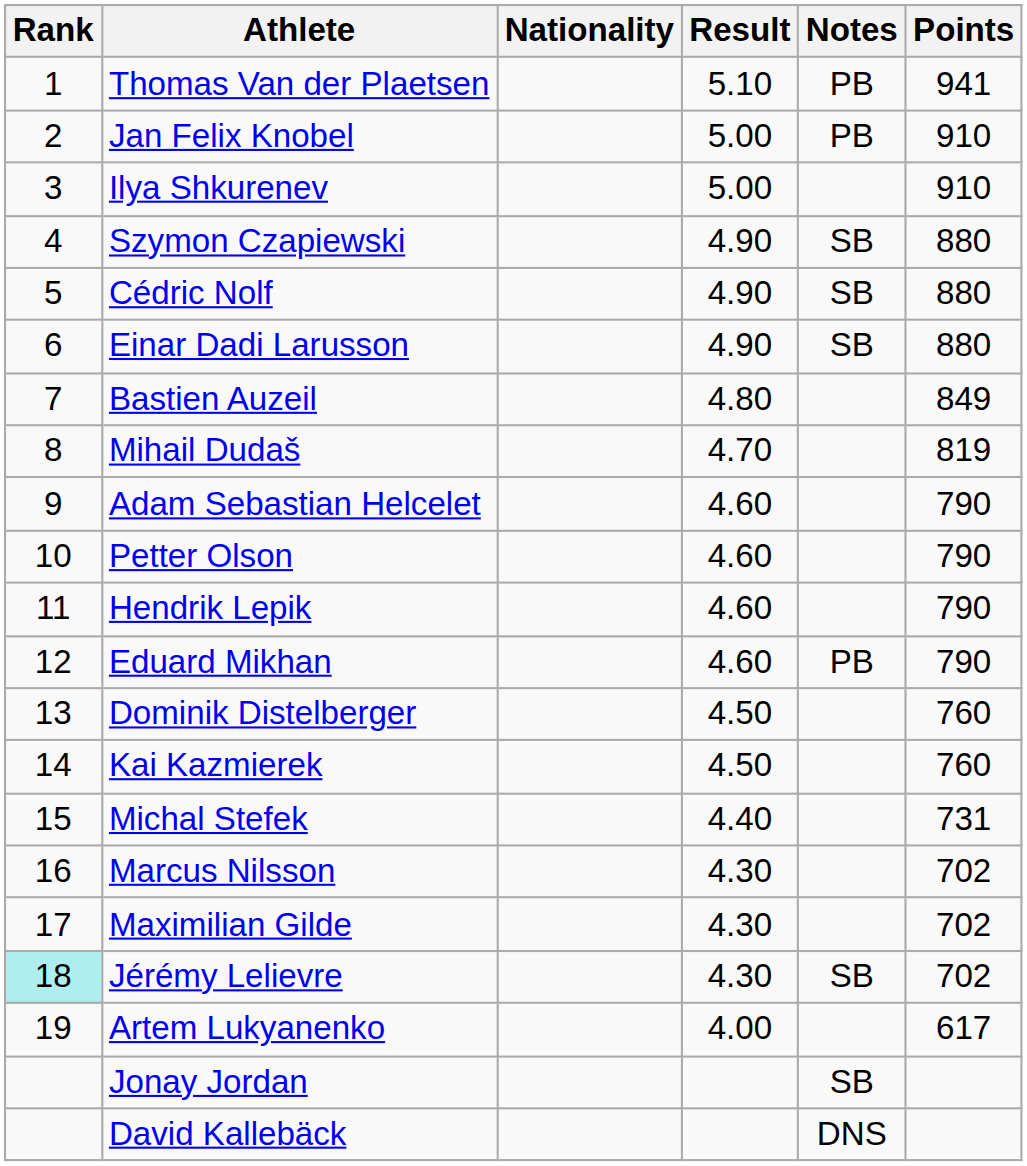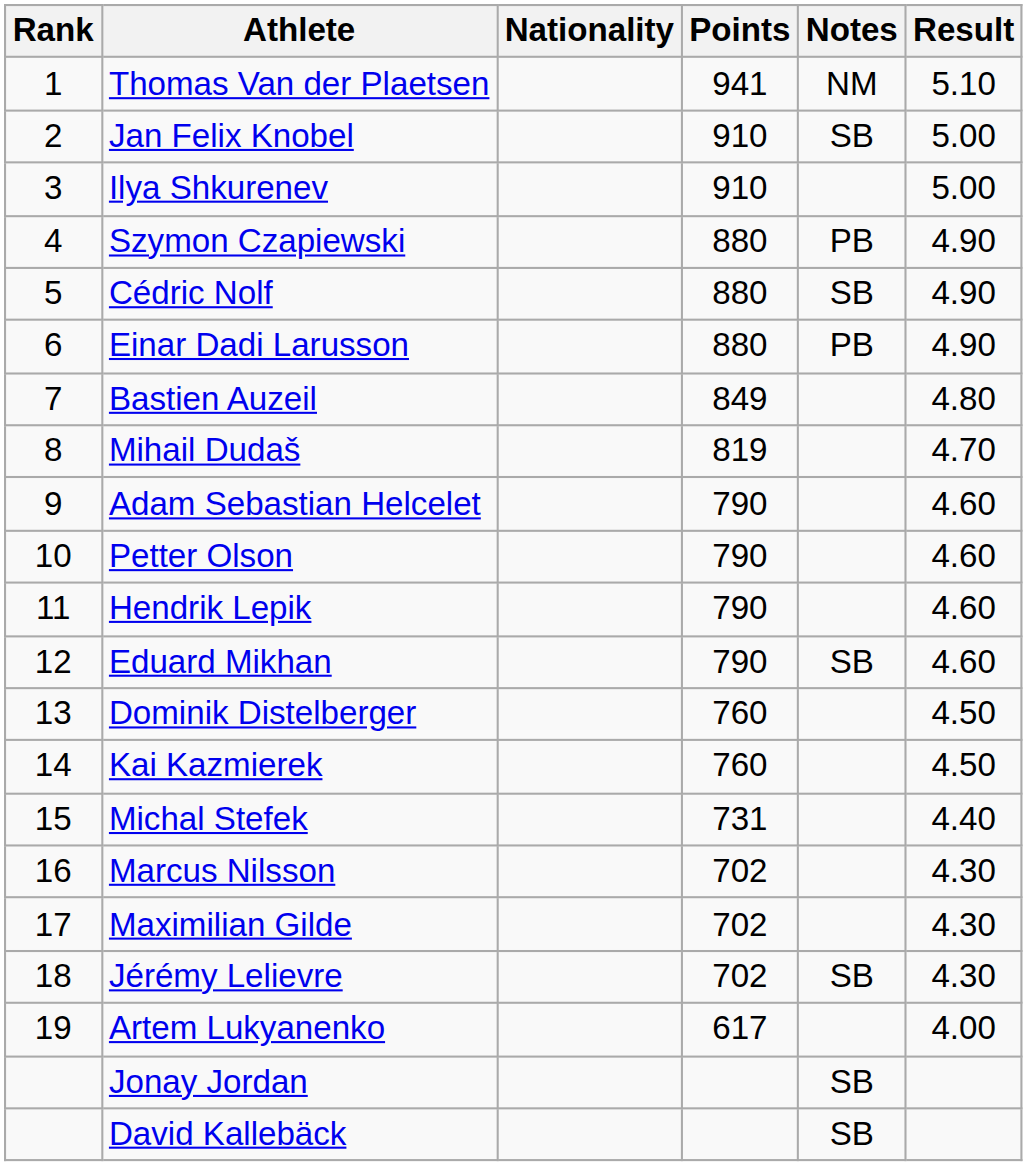columns swapped: (740, 30) <-> (964, 30)
(852, 83) PB -> (852, 83) NM
(852, 135) PB -> (852, 135) SB
(852, 240) SB -> (852, 240) PB
(852, 345) SB -> (852, 345) PB
(852, 661) PB -> (852, 661) SB
(53, 976) paleturquoise background -> (53, 976) no background
(852, 1133) DNS -> (852, 1133) SB
